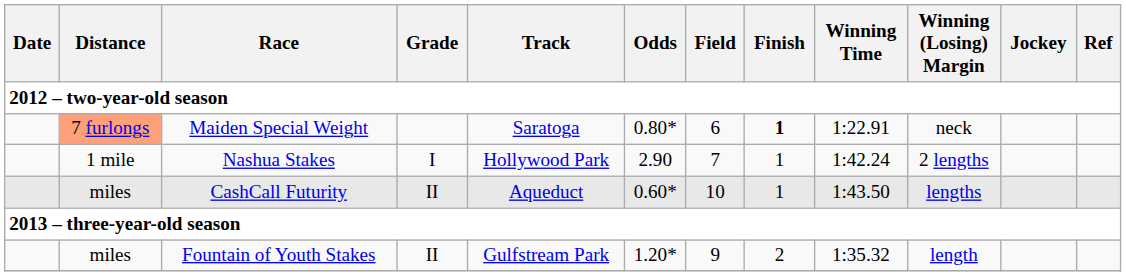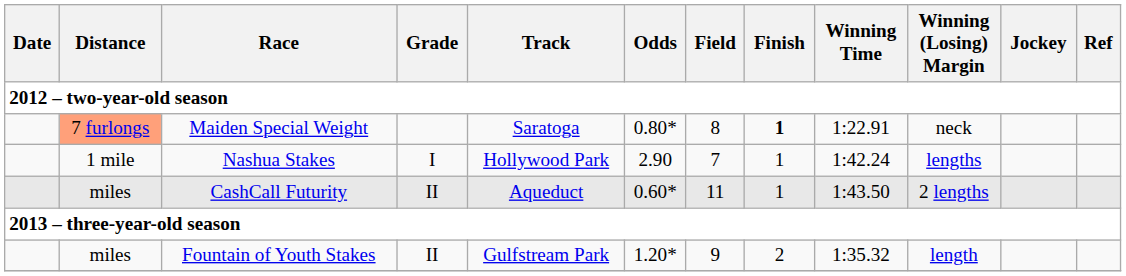(715, 129) 6 -> (715, 129) 8
(954, 160) 2 lengths -> (954, 160) lengths
(715, 192) 10 -> (715, 192) 11
(954, 192) lengths -> (954, 192) 2 lengths
